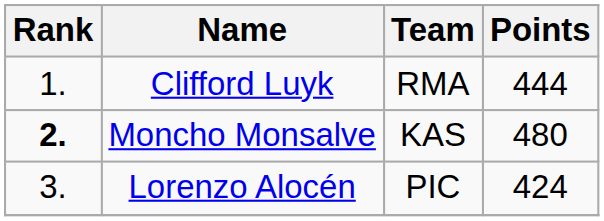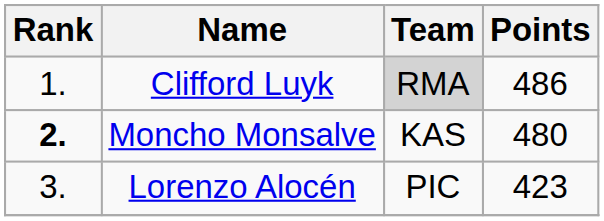(433, 82) no background -> (433, 82) lightgrey background
(540, 82) 444 -> (540, 82) 486
(540, 187) 424 -> (540, 187) 423
